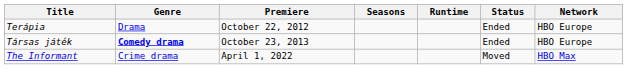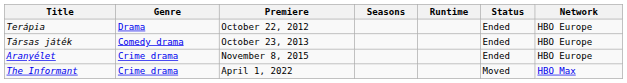(151, 41) bold -> (151, 41) normal
+ row: (31, 56)
